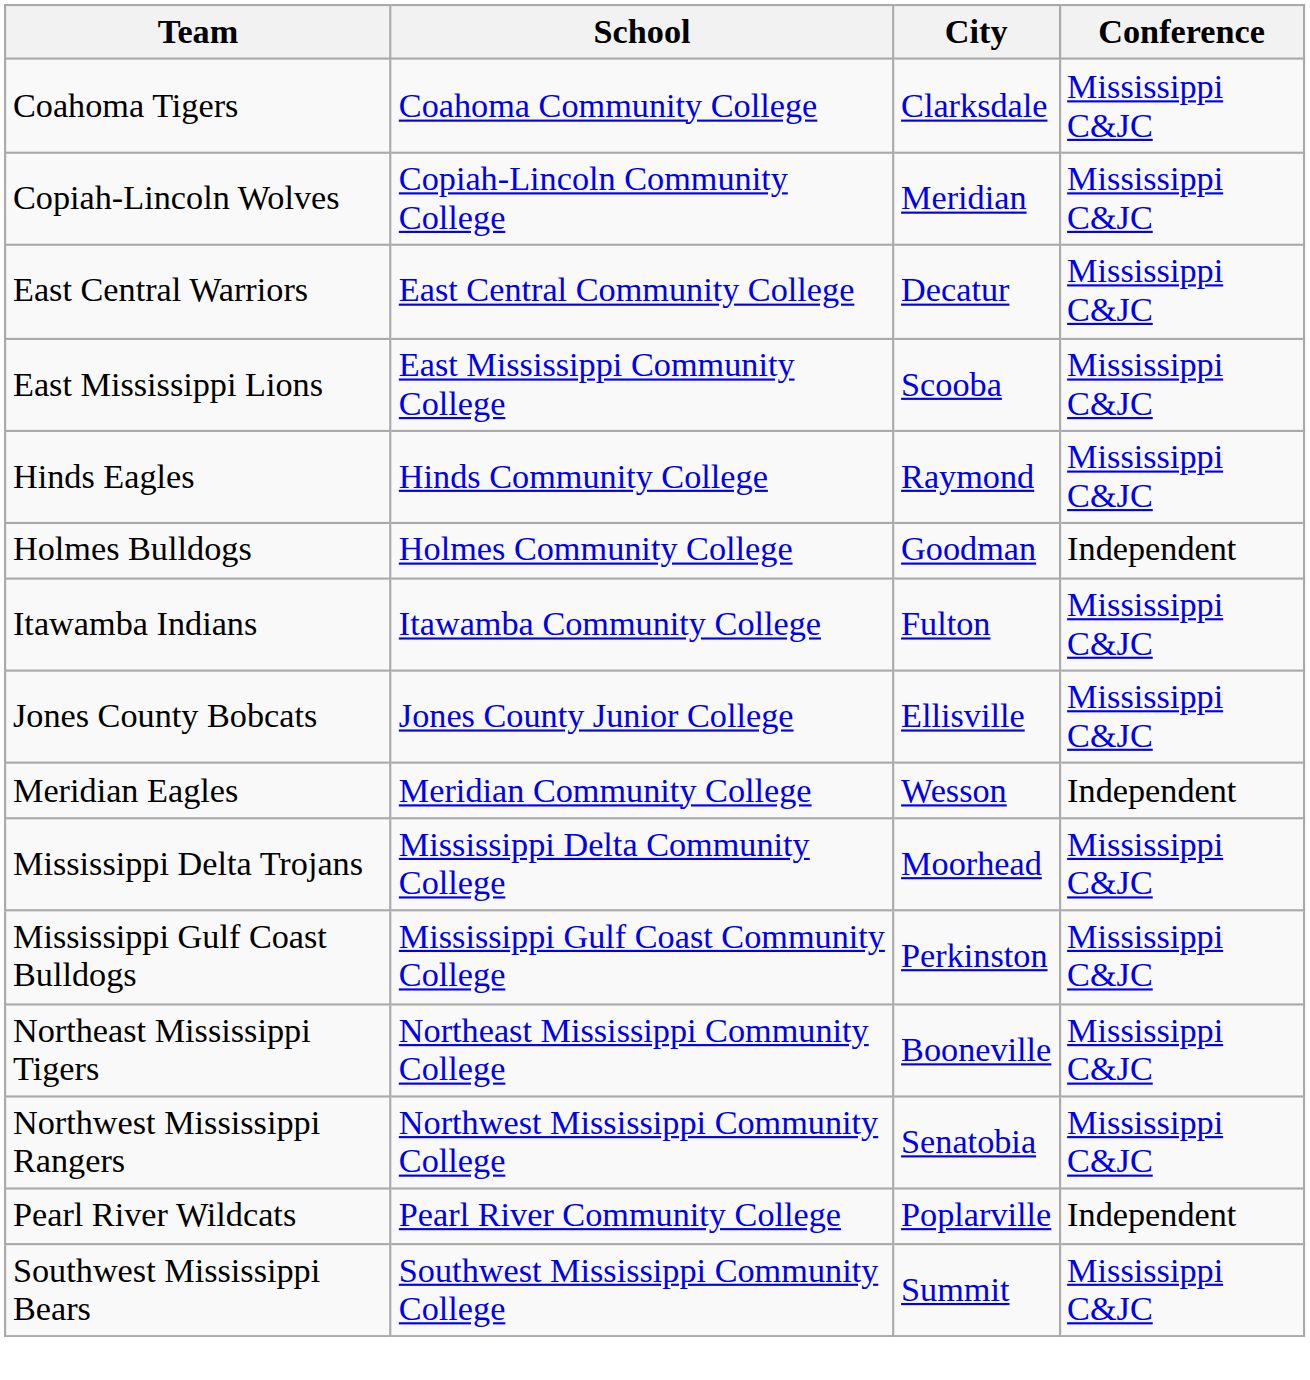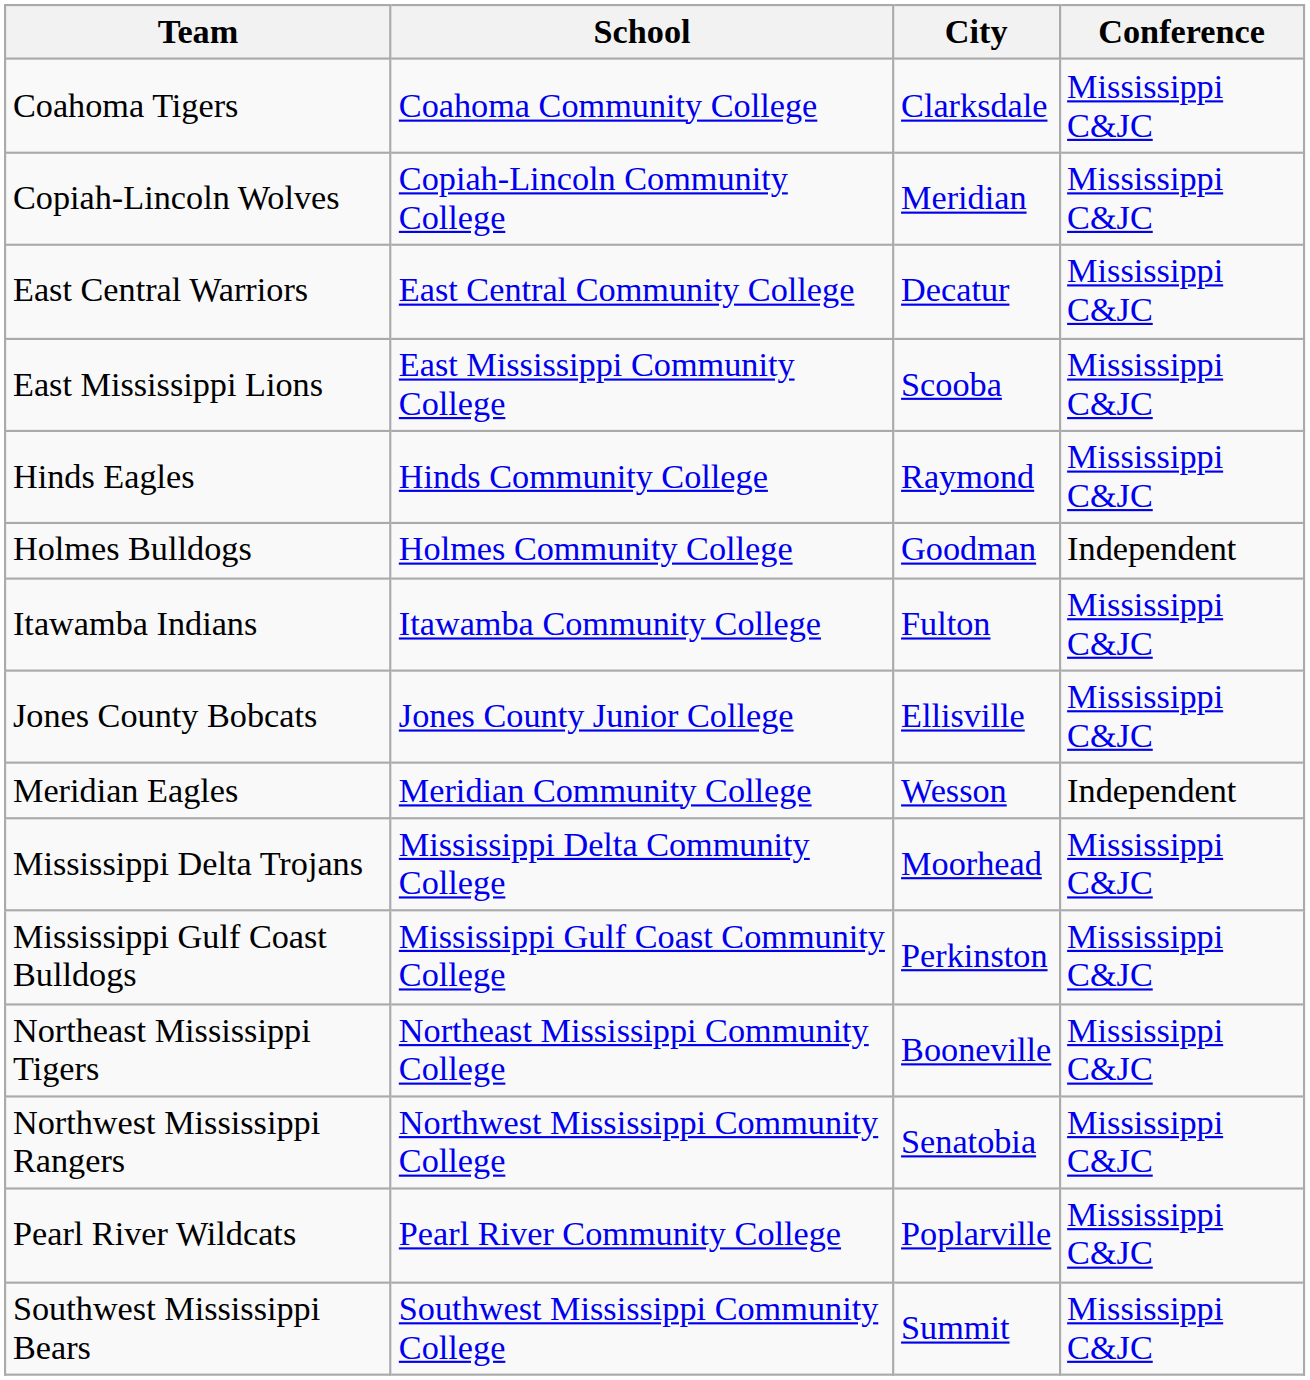(1152, 1215) Independent -> (1145, 1234) Mississippi C&JC
